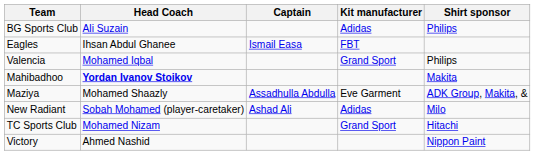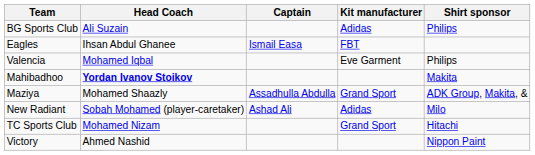(368, 61) Grand Sport -> (370, 61) Eve Garment
(370, 93) Eve Garment -> (368, 93) Grand Sport
